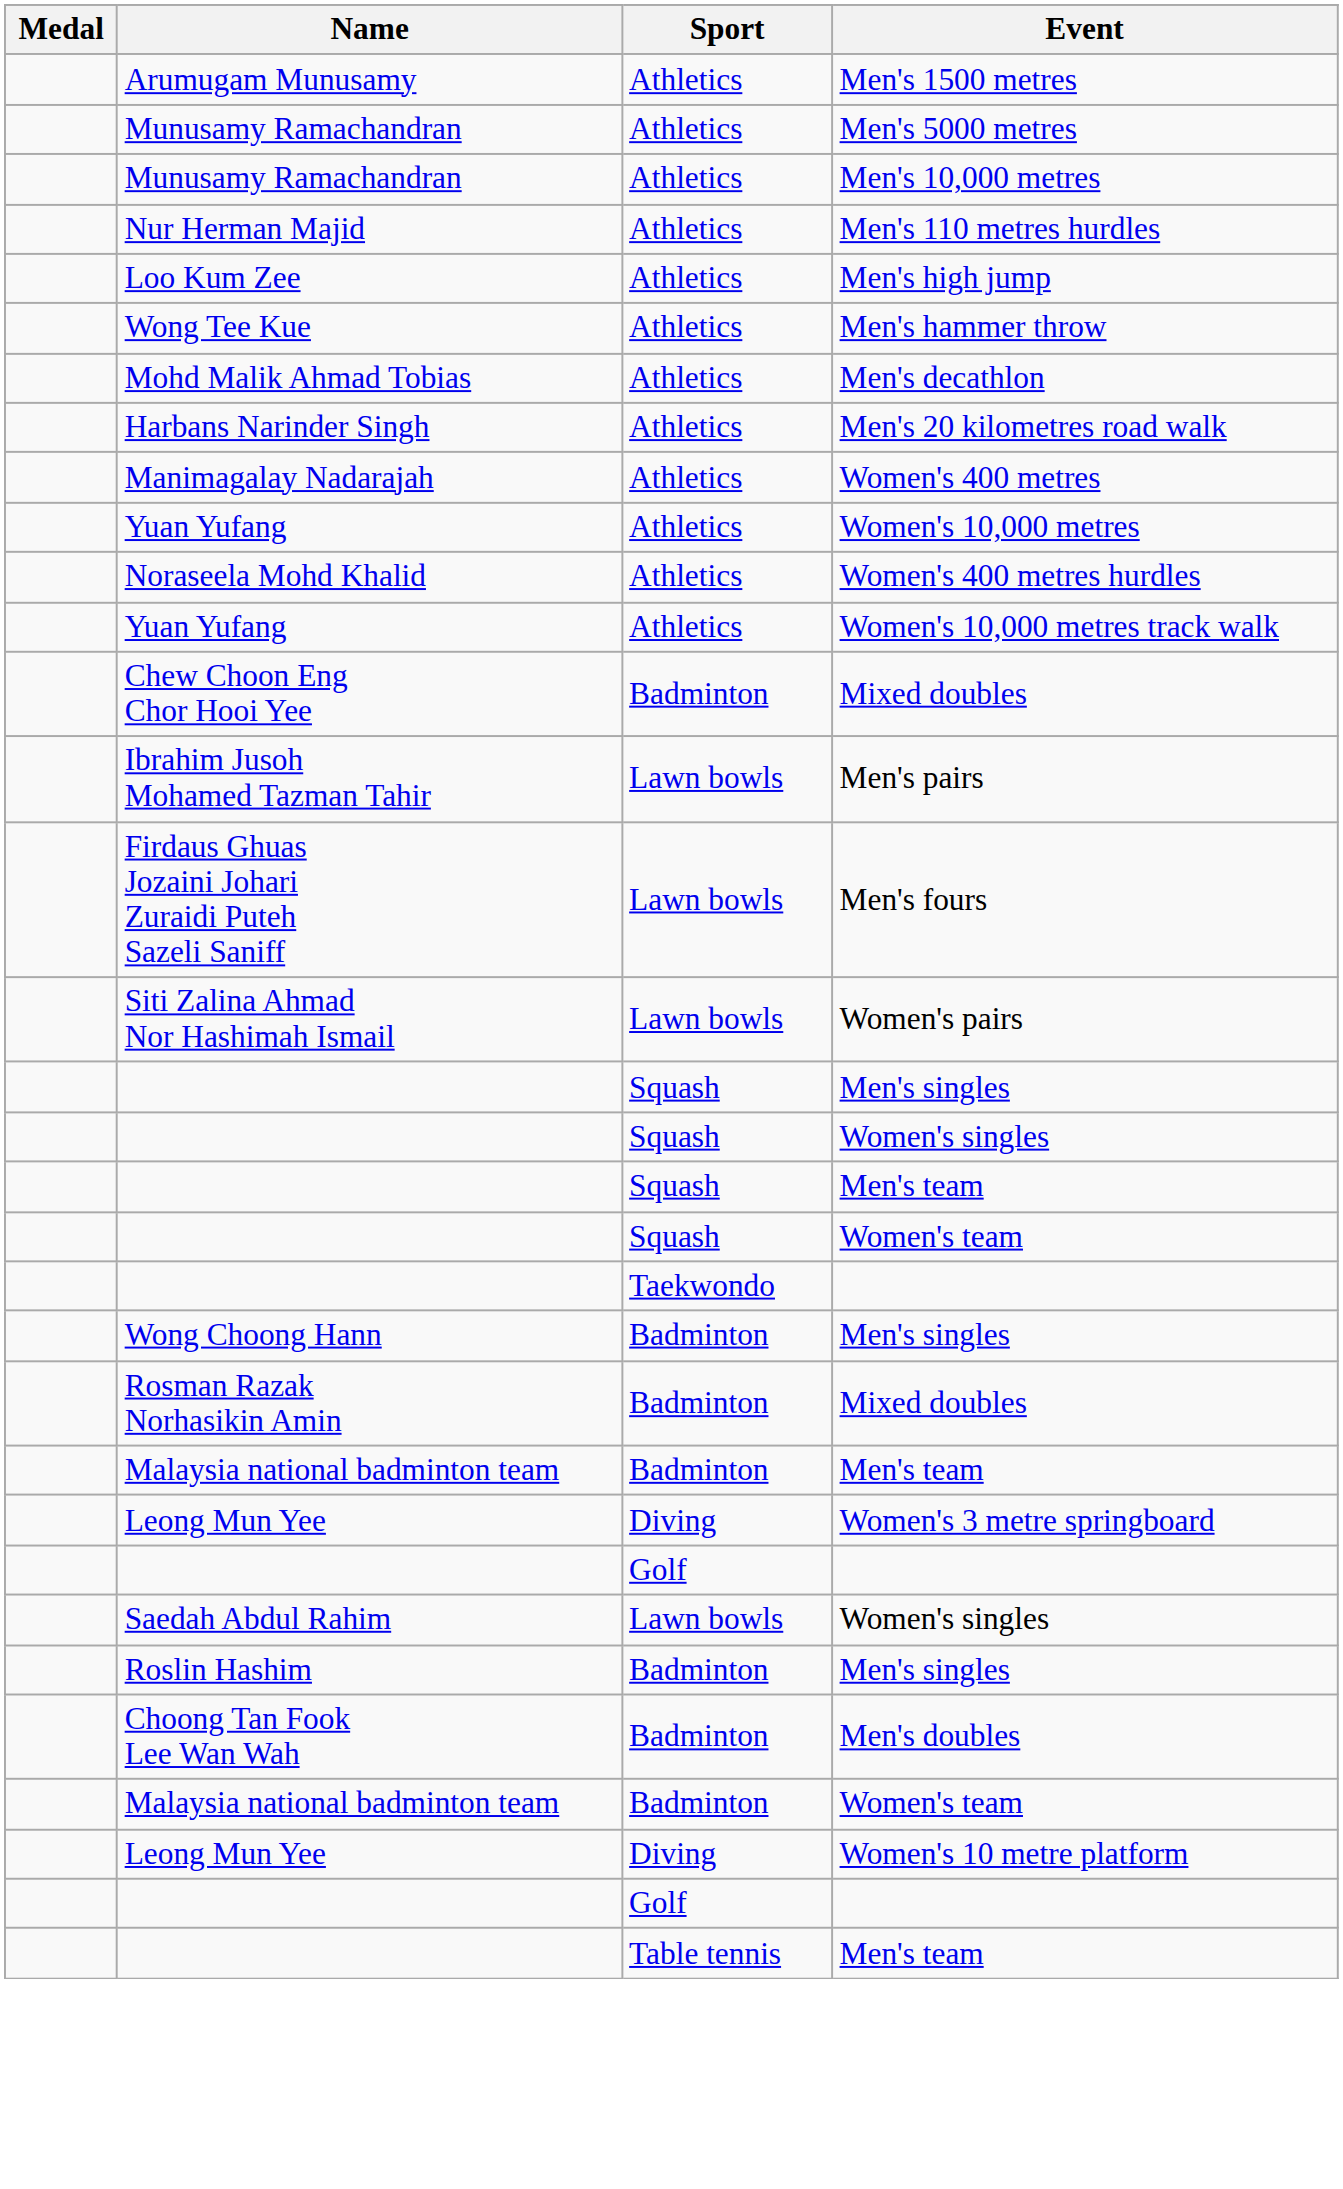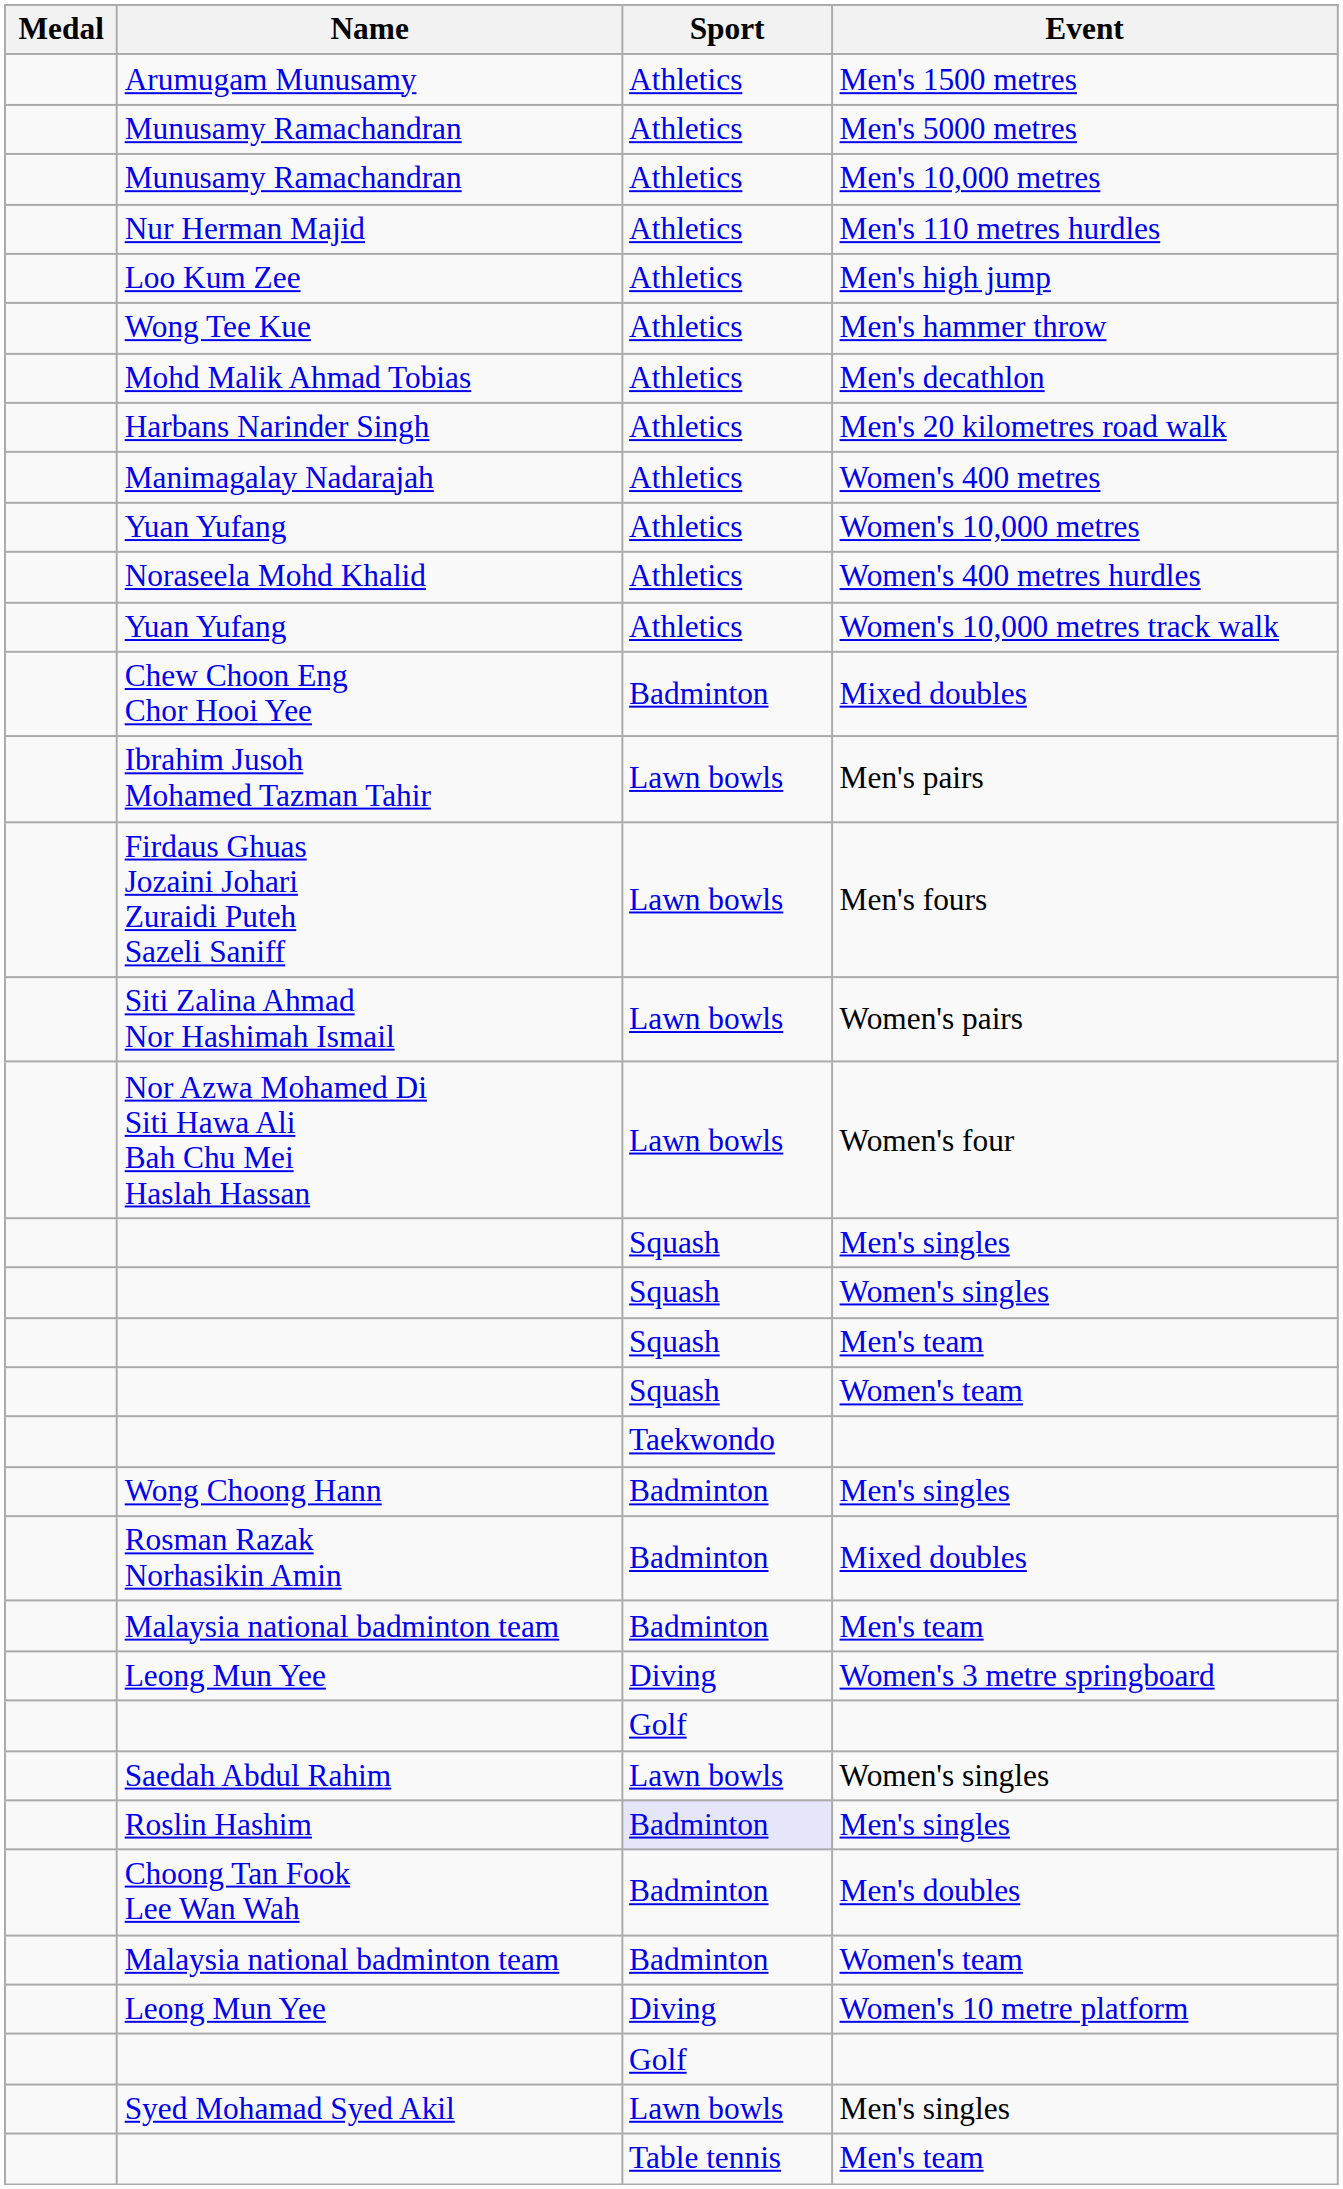+ row: (276, 1139)
(699, 1668) no background -> (699, 1824) lavender background
+ row: (290, 2108)
